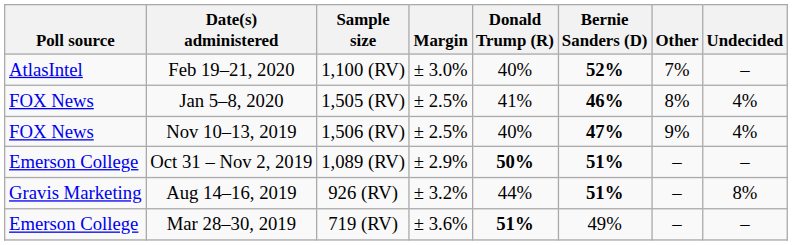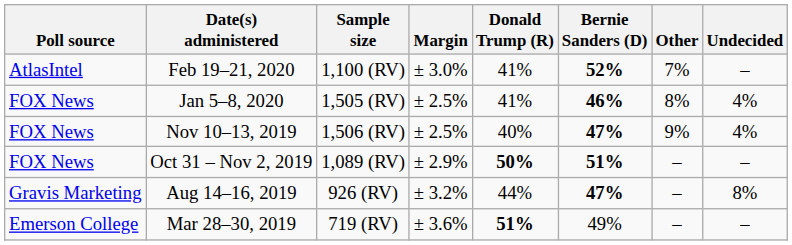(515, 69) 40% -> (515, 69) 41%
(74, 162) Emerson College -> (51, 162) FOX News
(605, 193) 51% -> (605, 193) 47%
